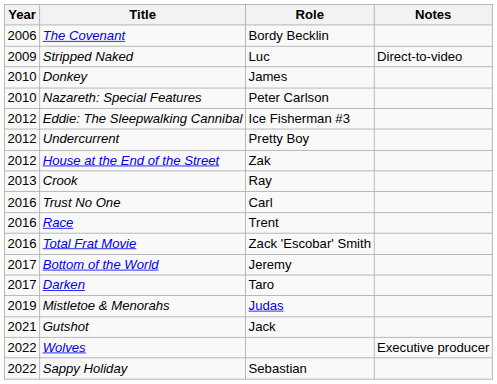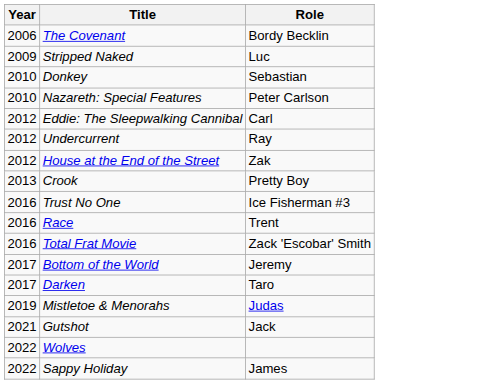- column: (433, 14)
(268, 77) James -> (278, 77) Sebastian
(299, 118) Ice Fisherman #3 -> (261, 118) Carl
(279, 139) Pretty Boy -> (260, 139) Ray
(260, 181) Ray -> (279, 181) Pretty Boy
(261, 202) Carl -> (299, 202) Ice Fisherman #3
(278, 368) Sebastian -> (268, 368) James
